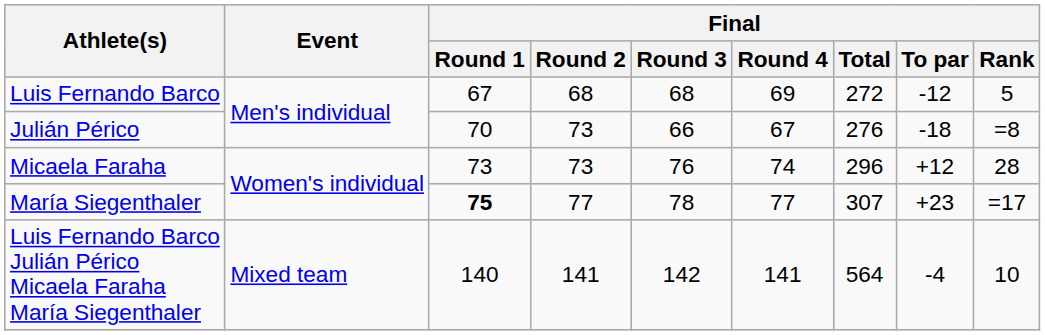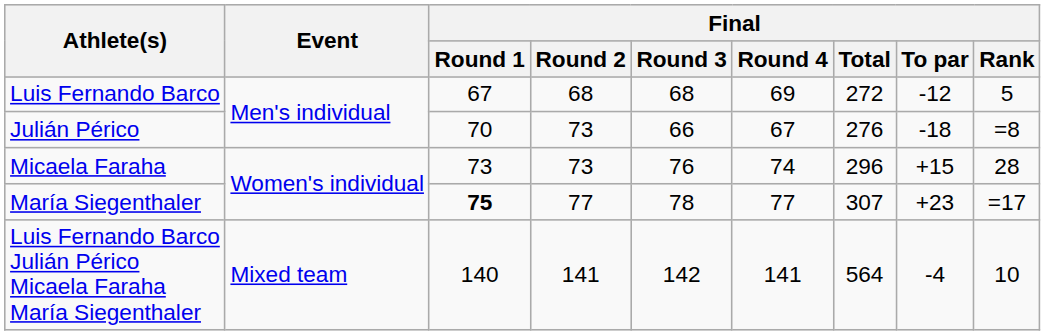(935, 166) +12 -> (935, 166) +15
